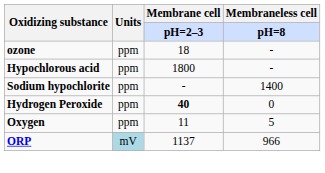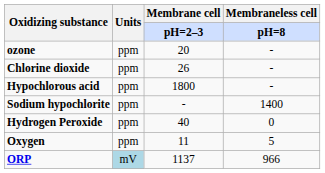(184, 50) 18 -> (184, 50) 20
+ row: (48, 68)
(184, 104) bold -> (184, 123) normal
